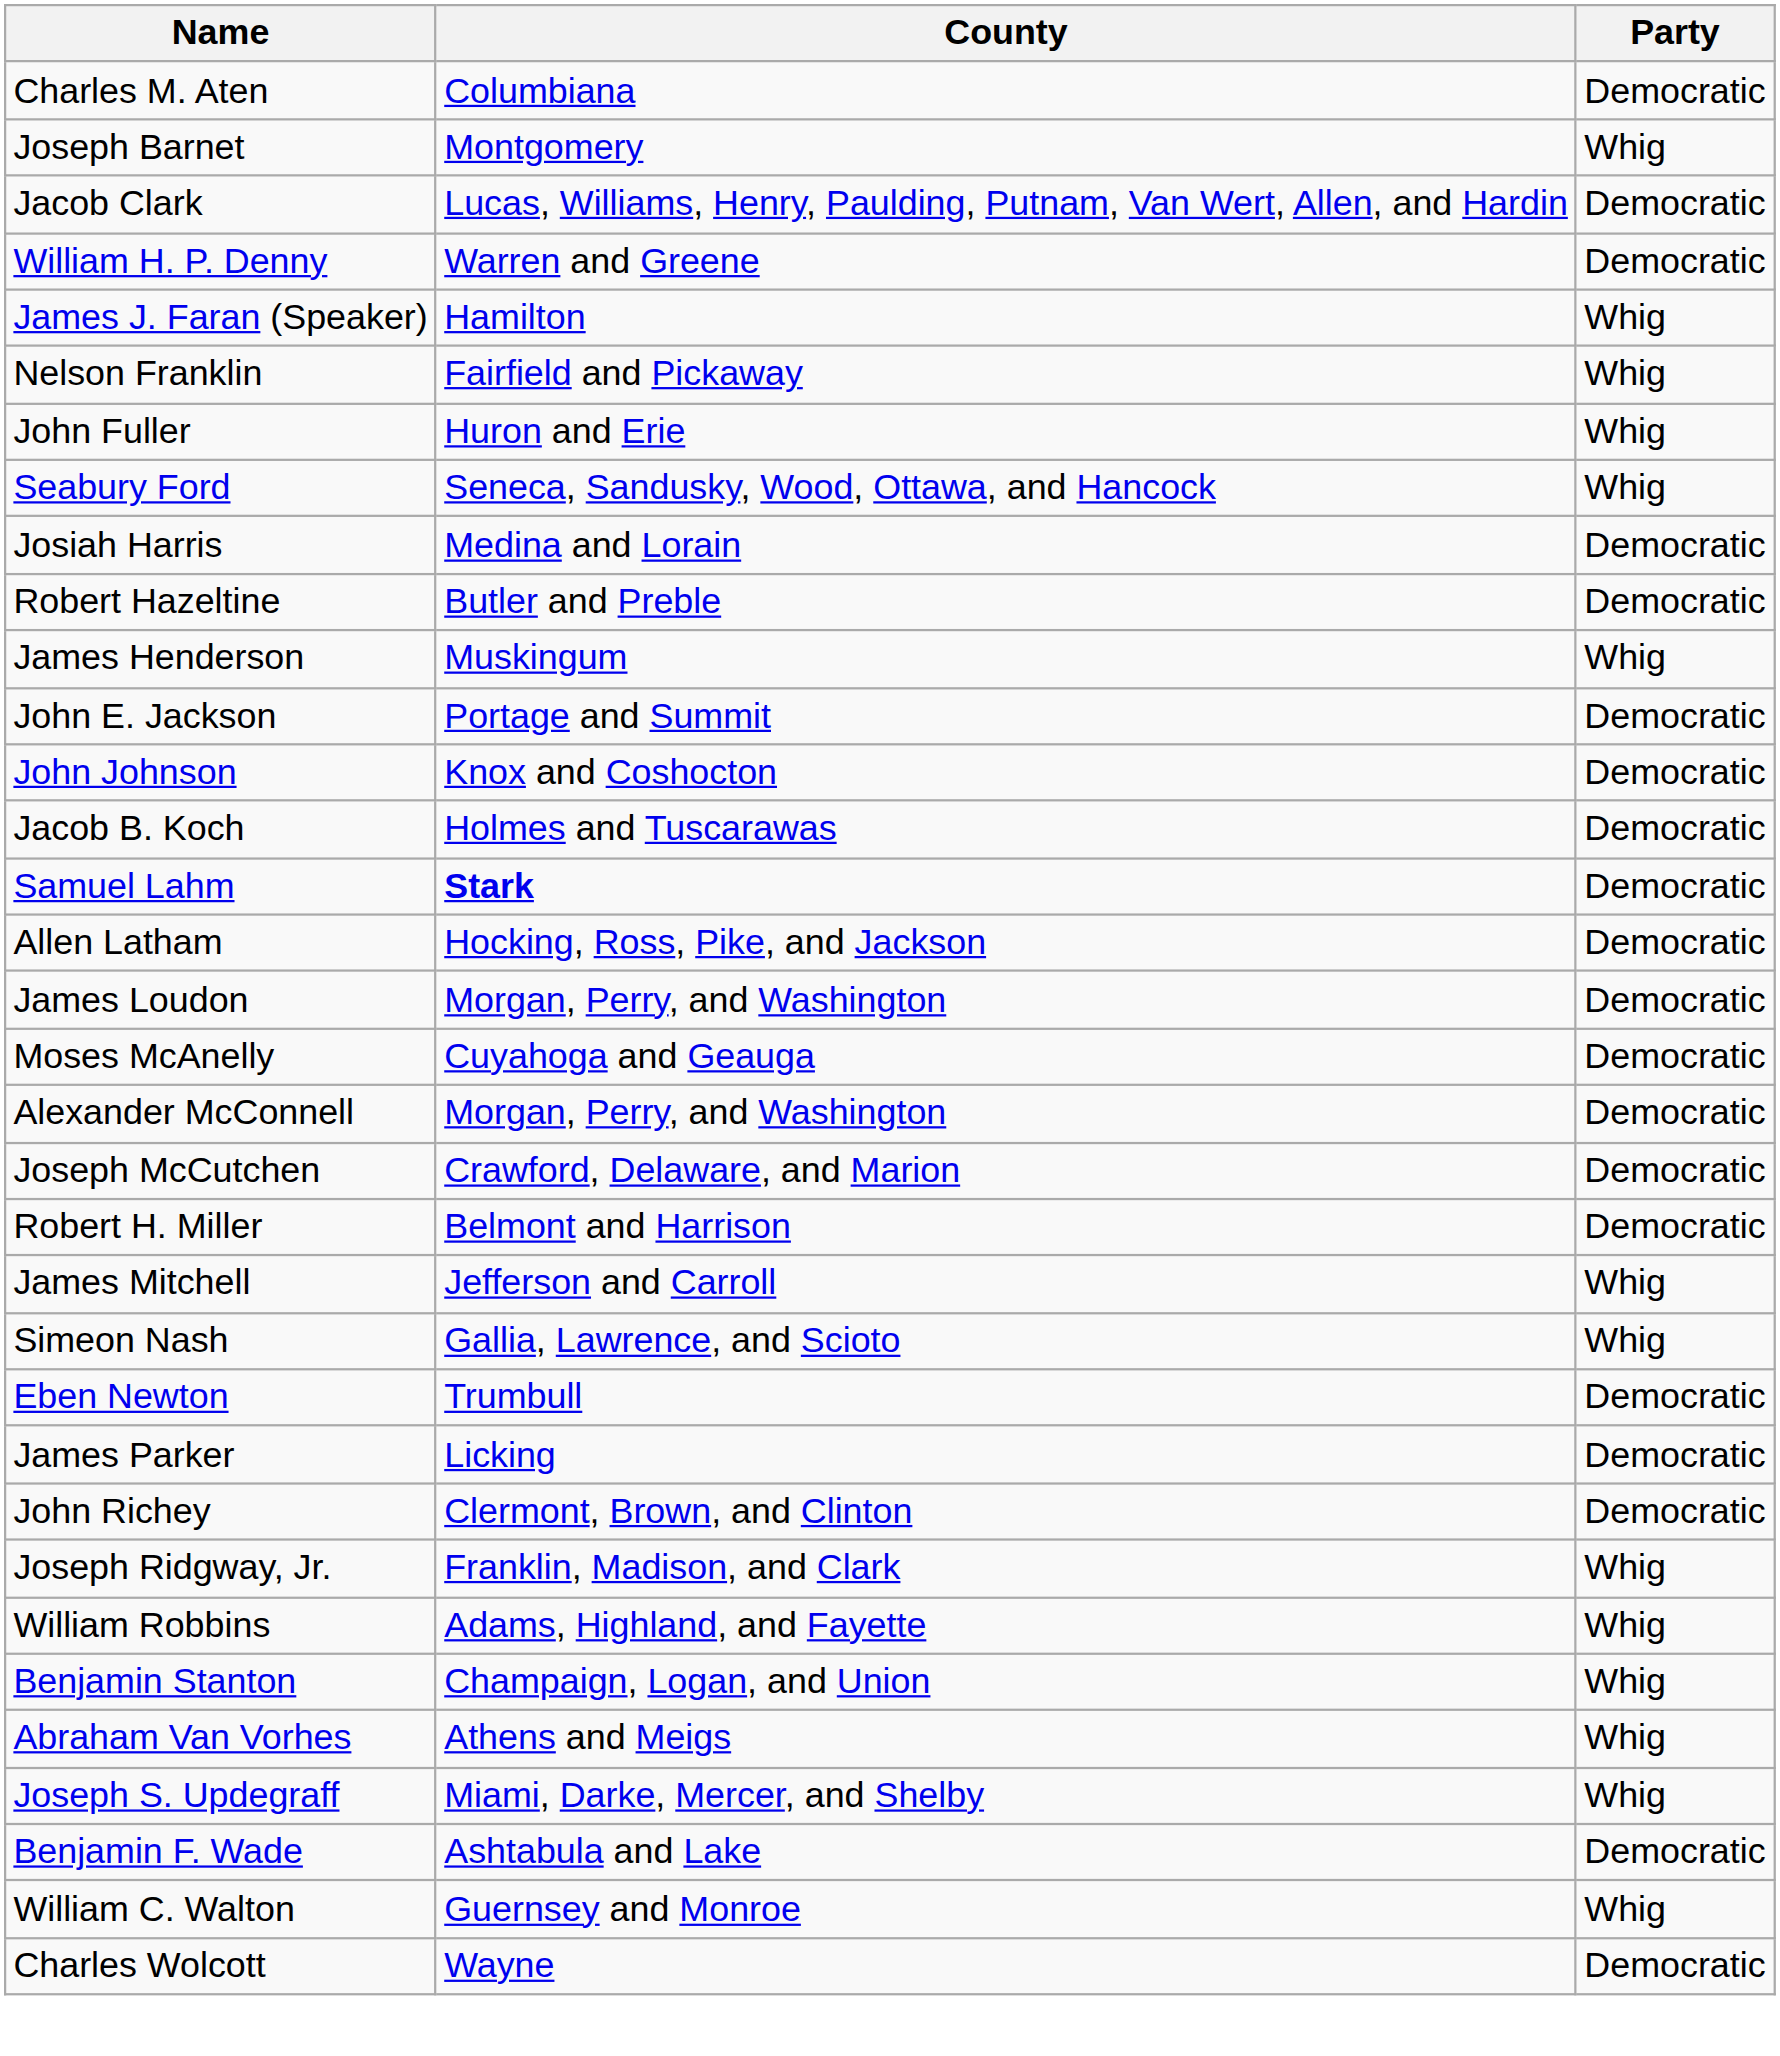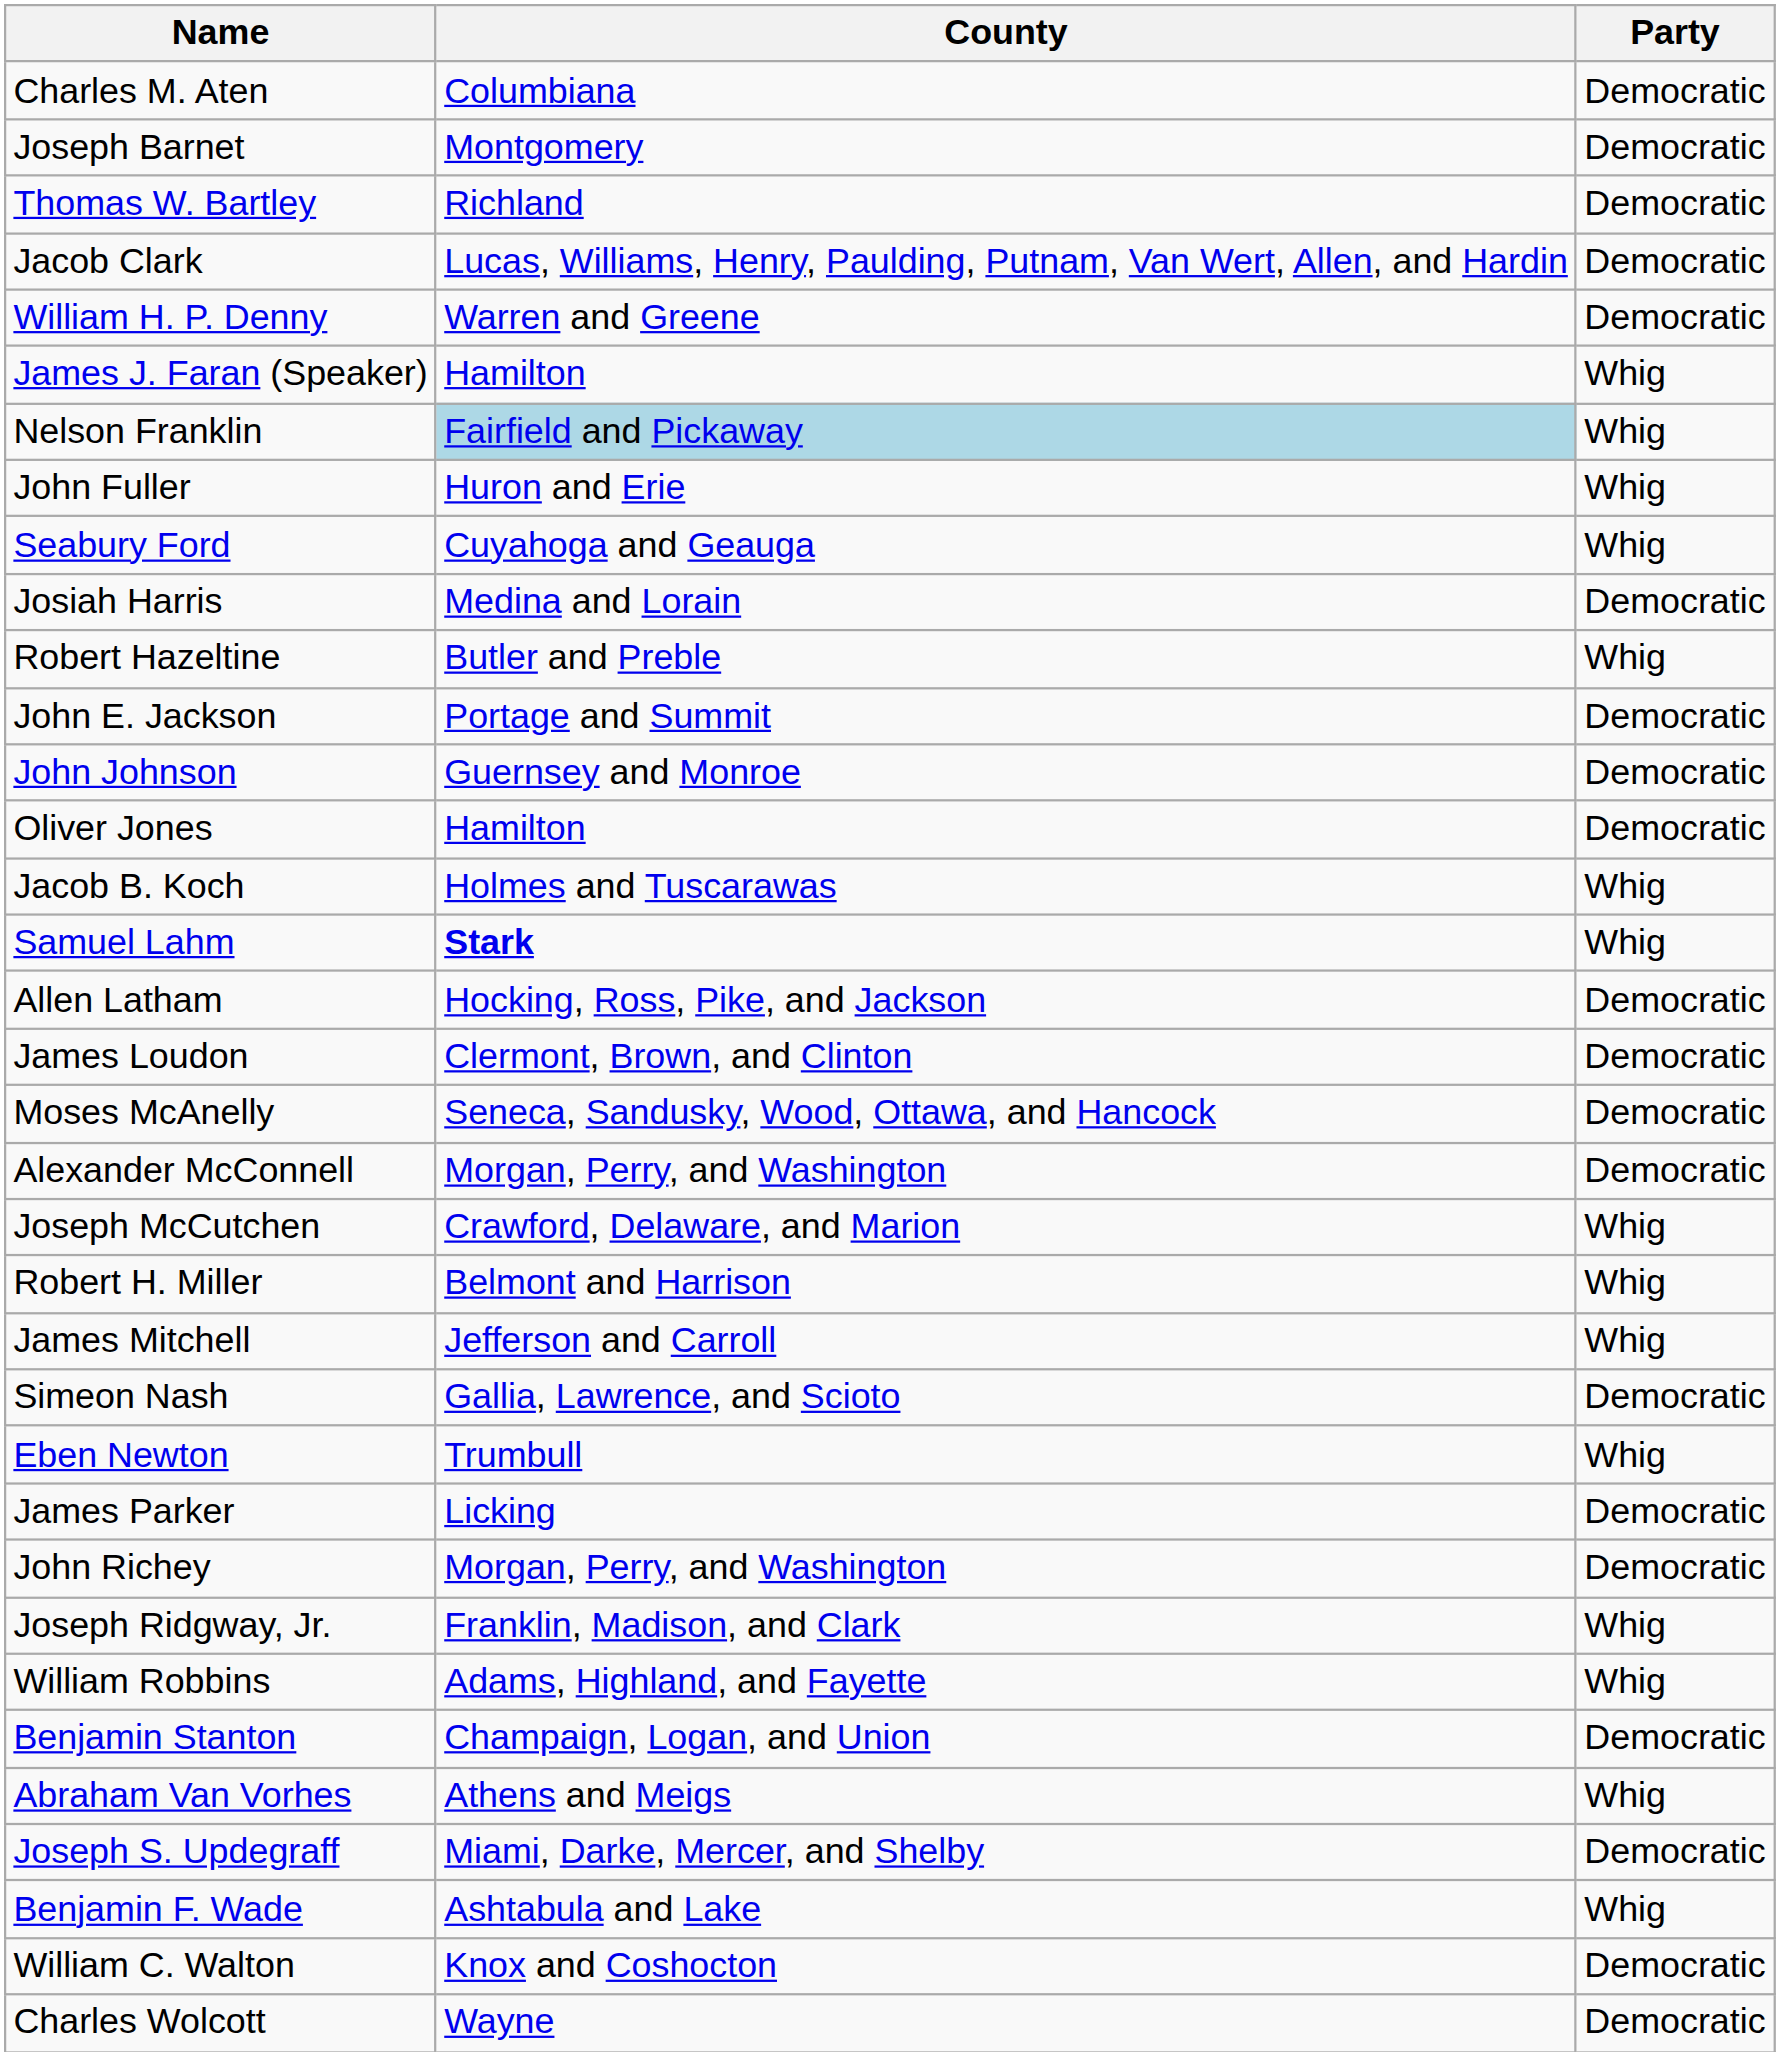(1625, 146) Whig -> (1675, 146) Democratic
+ row: (165, 203)
(624, 373) no background -> (624, 430) lightblue background
(830, 487) Seneca, Sandusky, Wood, Ottawa, and Hancock -> (630, 544) Cuyahoga and Geauga
(1675, 601) Democratic -> (1625, 658) Whig
- row: (159, 658)
(611, 771) Knox and Coshocton -> (623, 771) Guernsey and Monroe
+ row: (113, 828)
(1675, 828) Democratic -> (1625, 885) Whig
(1675, 885) Democratic -> (1625, 942) Whig
(695, 999) Morgan, Perry, and Washington -> (678, 1056) Clermont, Brown, and Clinton
(630, 1056) Cuyahoga and Geauga -> (830, 1112) Seneca, Sandusky, Wood, Ottawa, and Hancock
(1675, 1169) Democratic -> (1625, 1226) Whig
(1675, 1226) Democratic -> (1625, 1283) Whig
(1625, 1340) Whig -> (1675, 1397) Democratic
(1675, 1397) Democratic -> (1625, 1453) Whig
(678, 1510) Clermont, Brown, and Clinton -> (695, 1567) Morgan, Perry, and Washington
(1625, 1681) Whig -> (1675, 1738) Democratic
(1625, 1794) Whig -> (1675, 1851) Democratic
(1675, 1851) Democratic -> (1625, 1908) Whig
(623, 1908) Guernsey and Monroe -> (611, 1965) Knox and Coshocton
(1625, 1908) Whig -> (1675, 1965) Democratic
